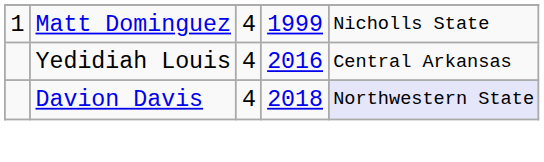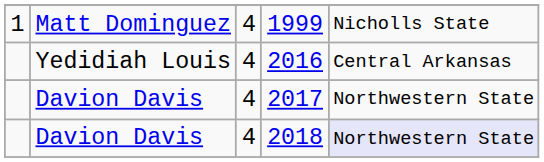+ row: (295, 100)
